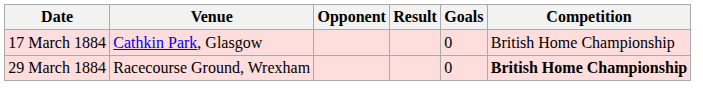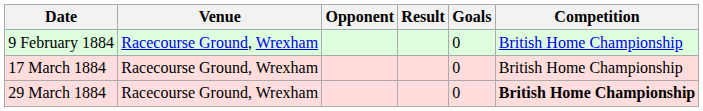+ row: (61, 42)
(188, 42) Cathkin Park, Glasgow -> (220, 67) Racecourse Ground, Wrexham
